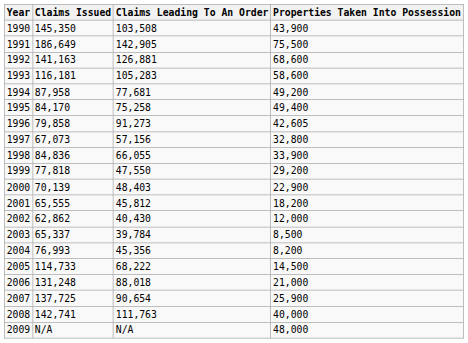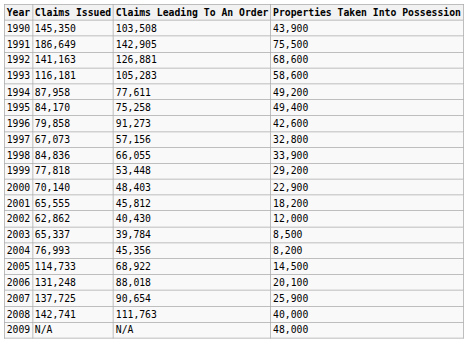(133, 92) 77,681 -> (133, 92) 77,611
(291, 124) 42,605 -> (291, 124) 42,600
(133, 171) 47,550 -> (133, 171) 53,448
(52, 187) 70,139 -> (52, 187) 70,140
(133, 267) 68,222 -> (133, 267) 68,922
(291, 282) 21,000 -> (291, 282) 20,100
